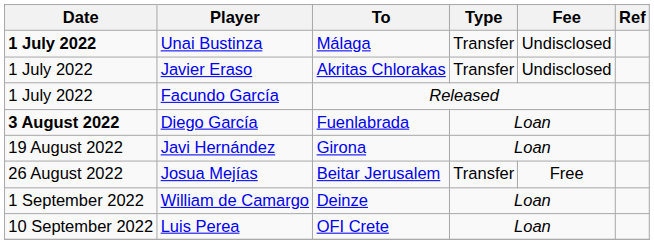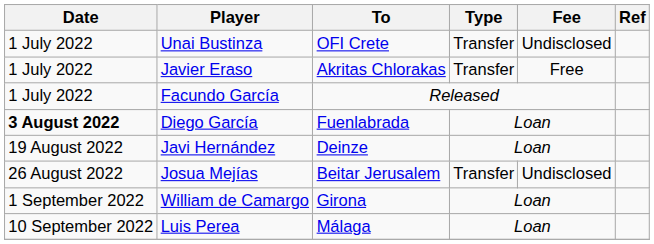(52, 43) bold -> (50, 43) normal
(344, 43) Málaga -> (353, 43) OFI Crete
(567, 69) Undisclosed -> (567, 69) Free
(341, 148) Girona -> (342, 148) Deinze
(567, 174) Free -> (567, 174) Undisclosed
(342, 200) Deinze -> (341, 200) Girona
(353, 226) OFI Crete -> (344, 226) Málaga
